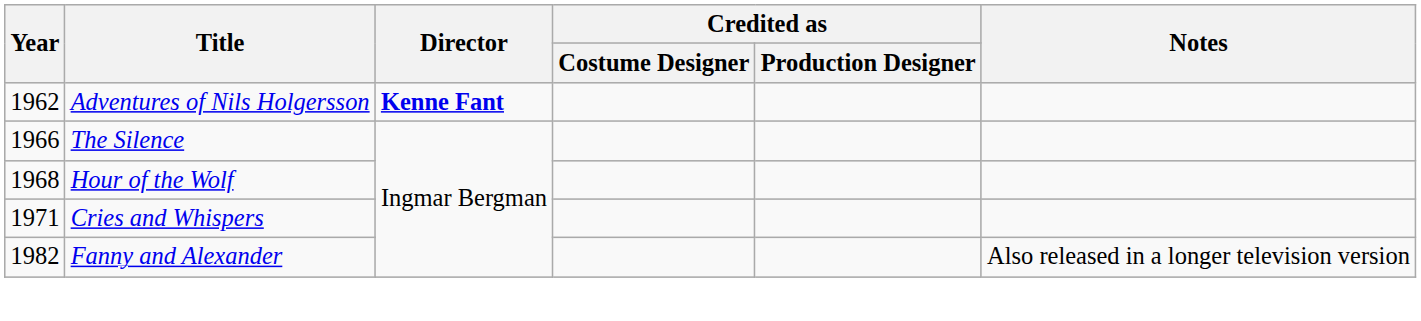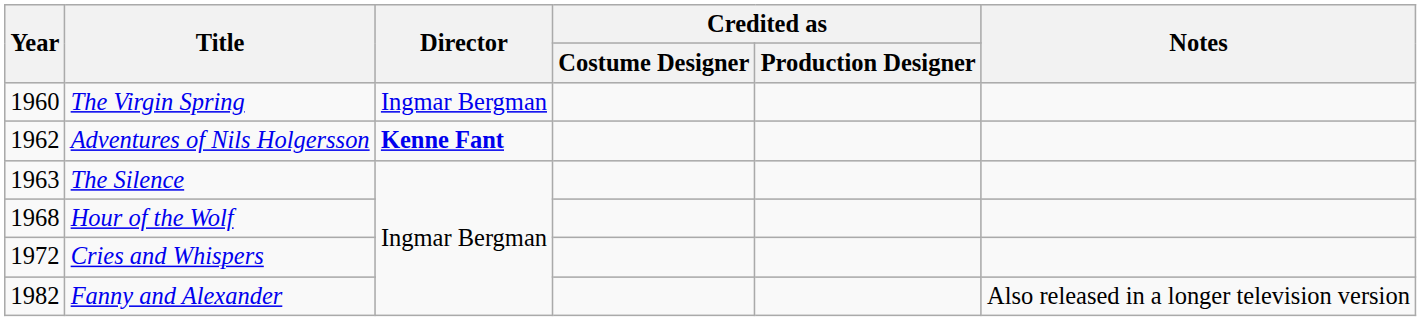+ row: (158, 101)
(35, 140) 1966 -> (35, 179) 1963
(35, 218) 1971 -> (35, 256) 1972
